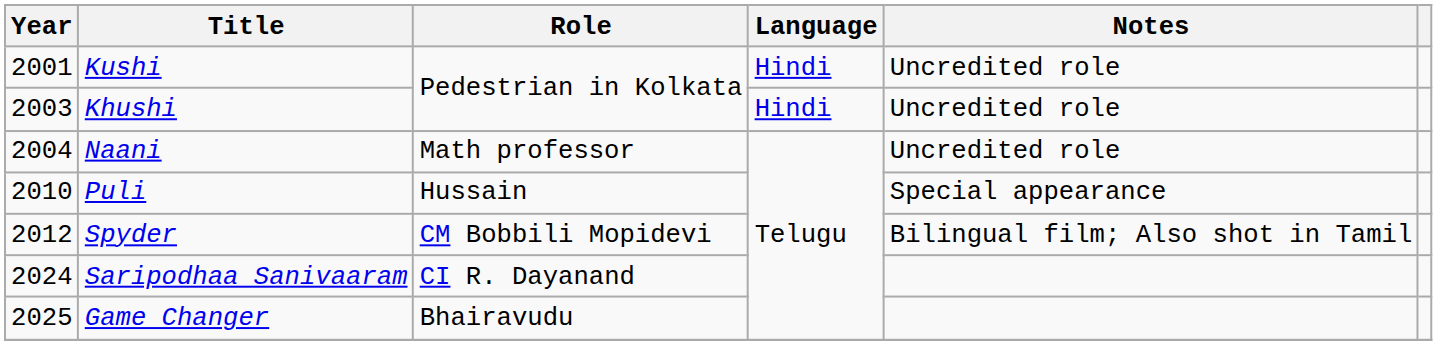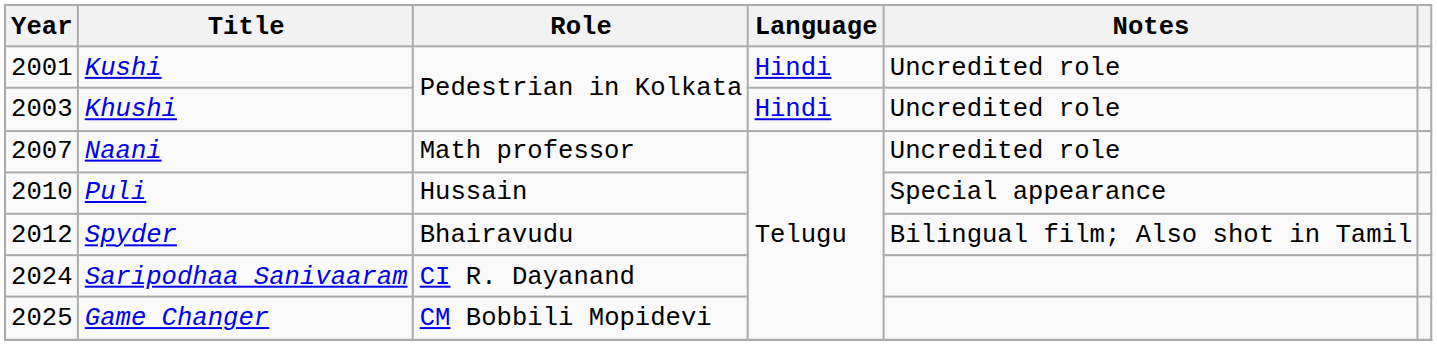(42, 151) 2004 -> (42, 151) 2007
(566, 235) CM Bobbili Mopidevi -> (497, 235) Bhairavudu
(497, 318) Bhairavudu -> (566, 318) CM Bobbili Mopidevi
